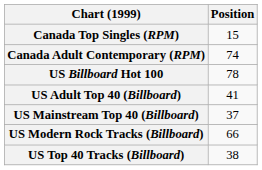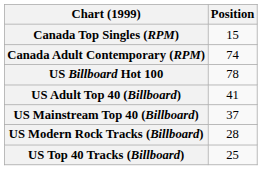(233, 134) 66 -> (233, 134) 28
(233, 154) 38 -> (233, 154) 25
